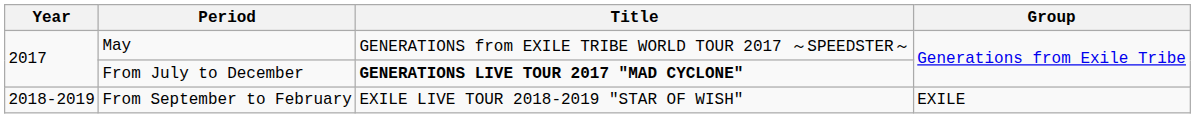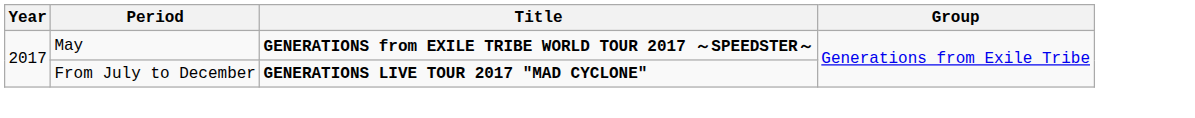(635, 46) normal -> (539, 46) bold
- row: (227, 100)
